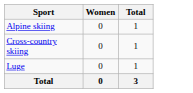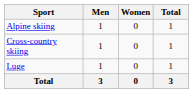+ column: (100, 12)
